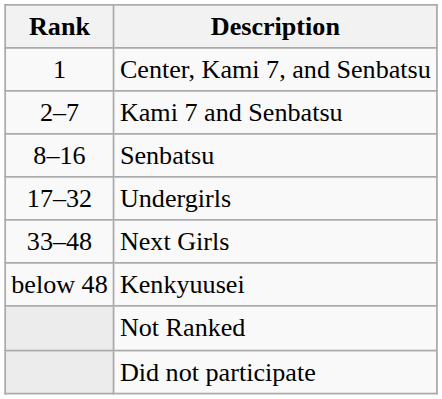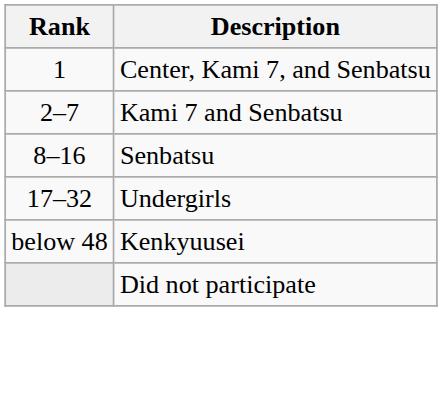- row: (175, 241)
- row: (183, 327)
